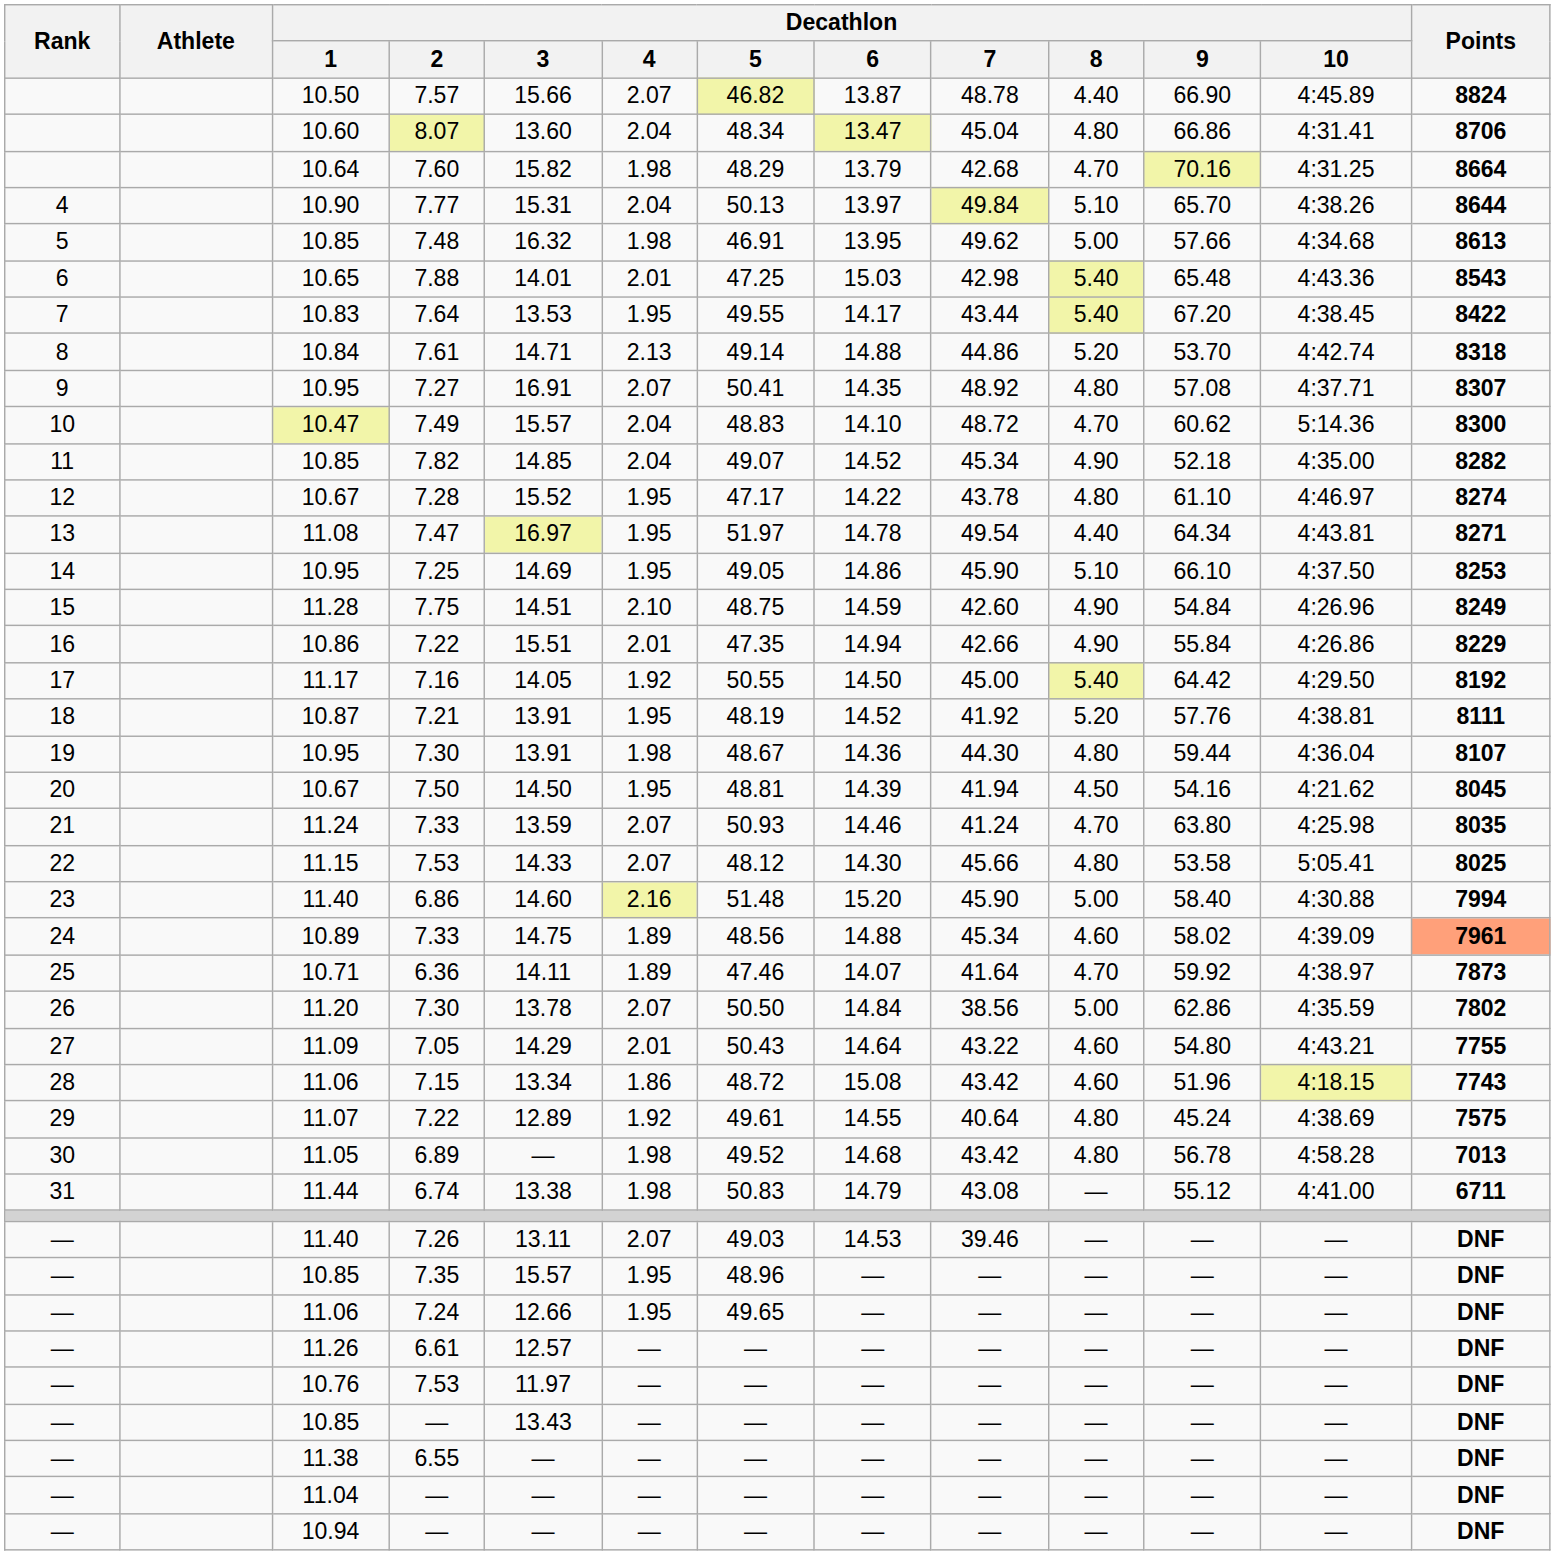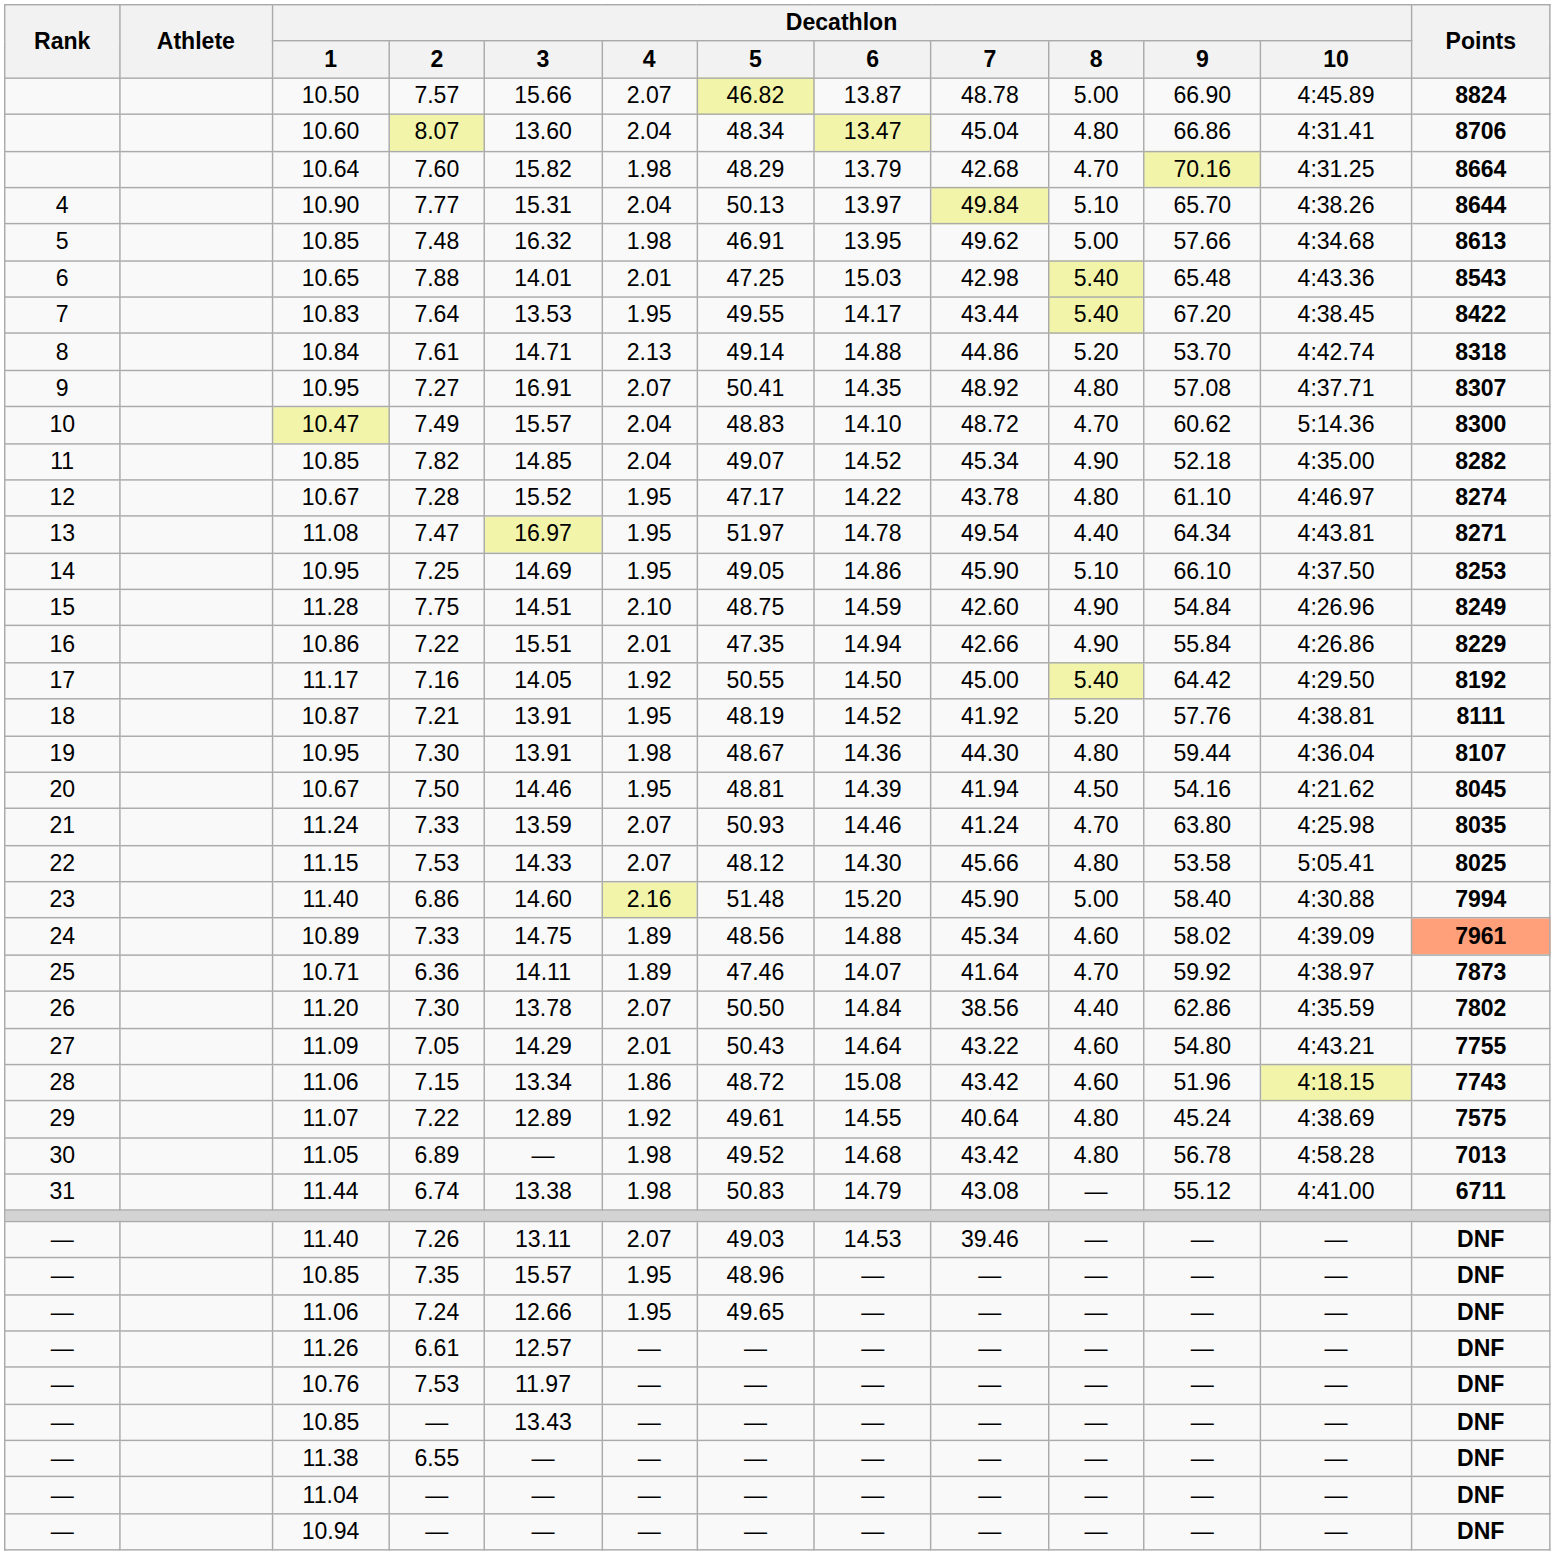(1096, 95) 4.40 -> (1096, 95) 5.00
(543, 790) 14.50 -> (543, 790) 14.46
(1096, 1009) 5.00 -> (1096, 1009) 4.40
